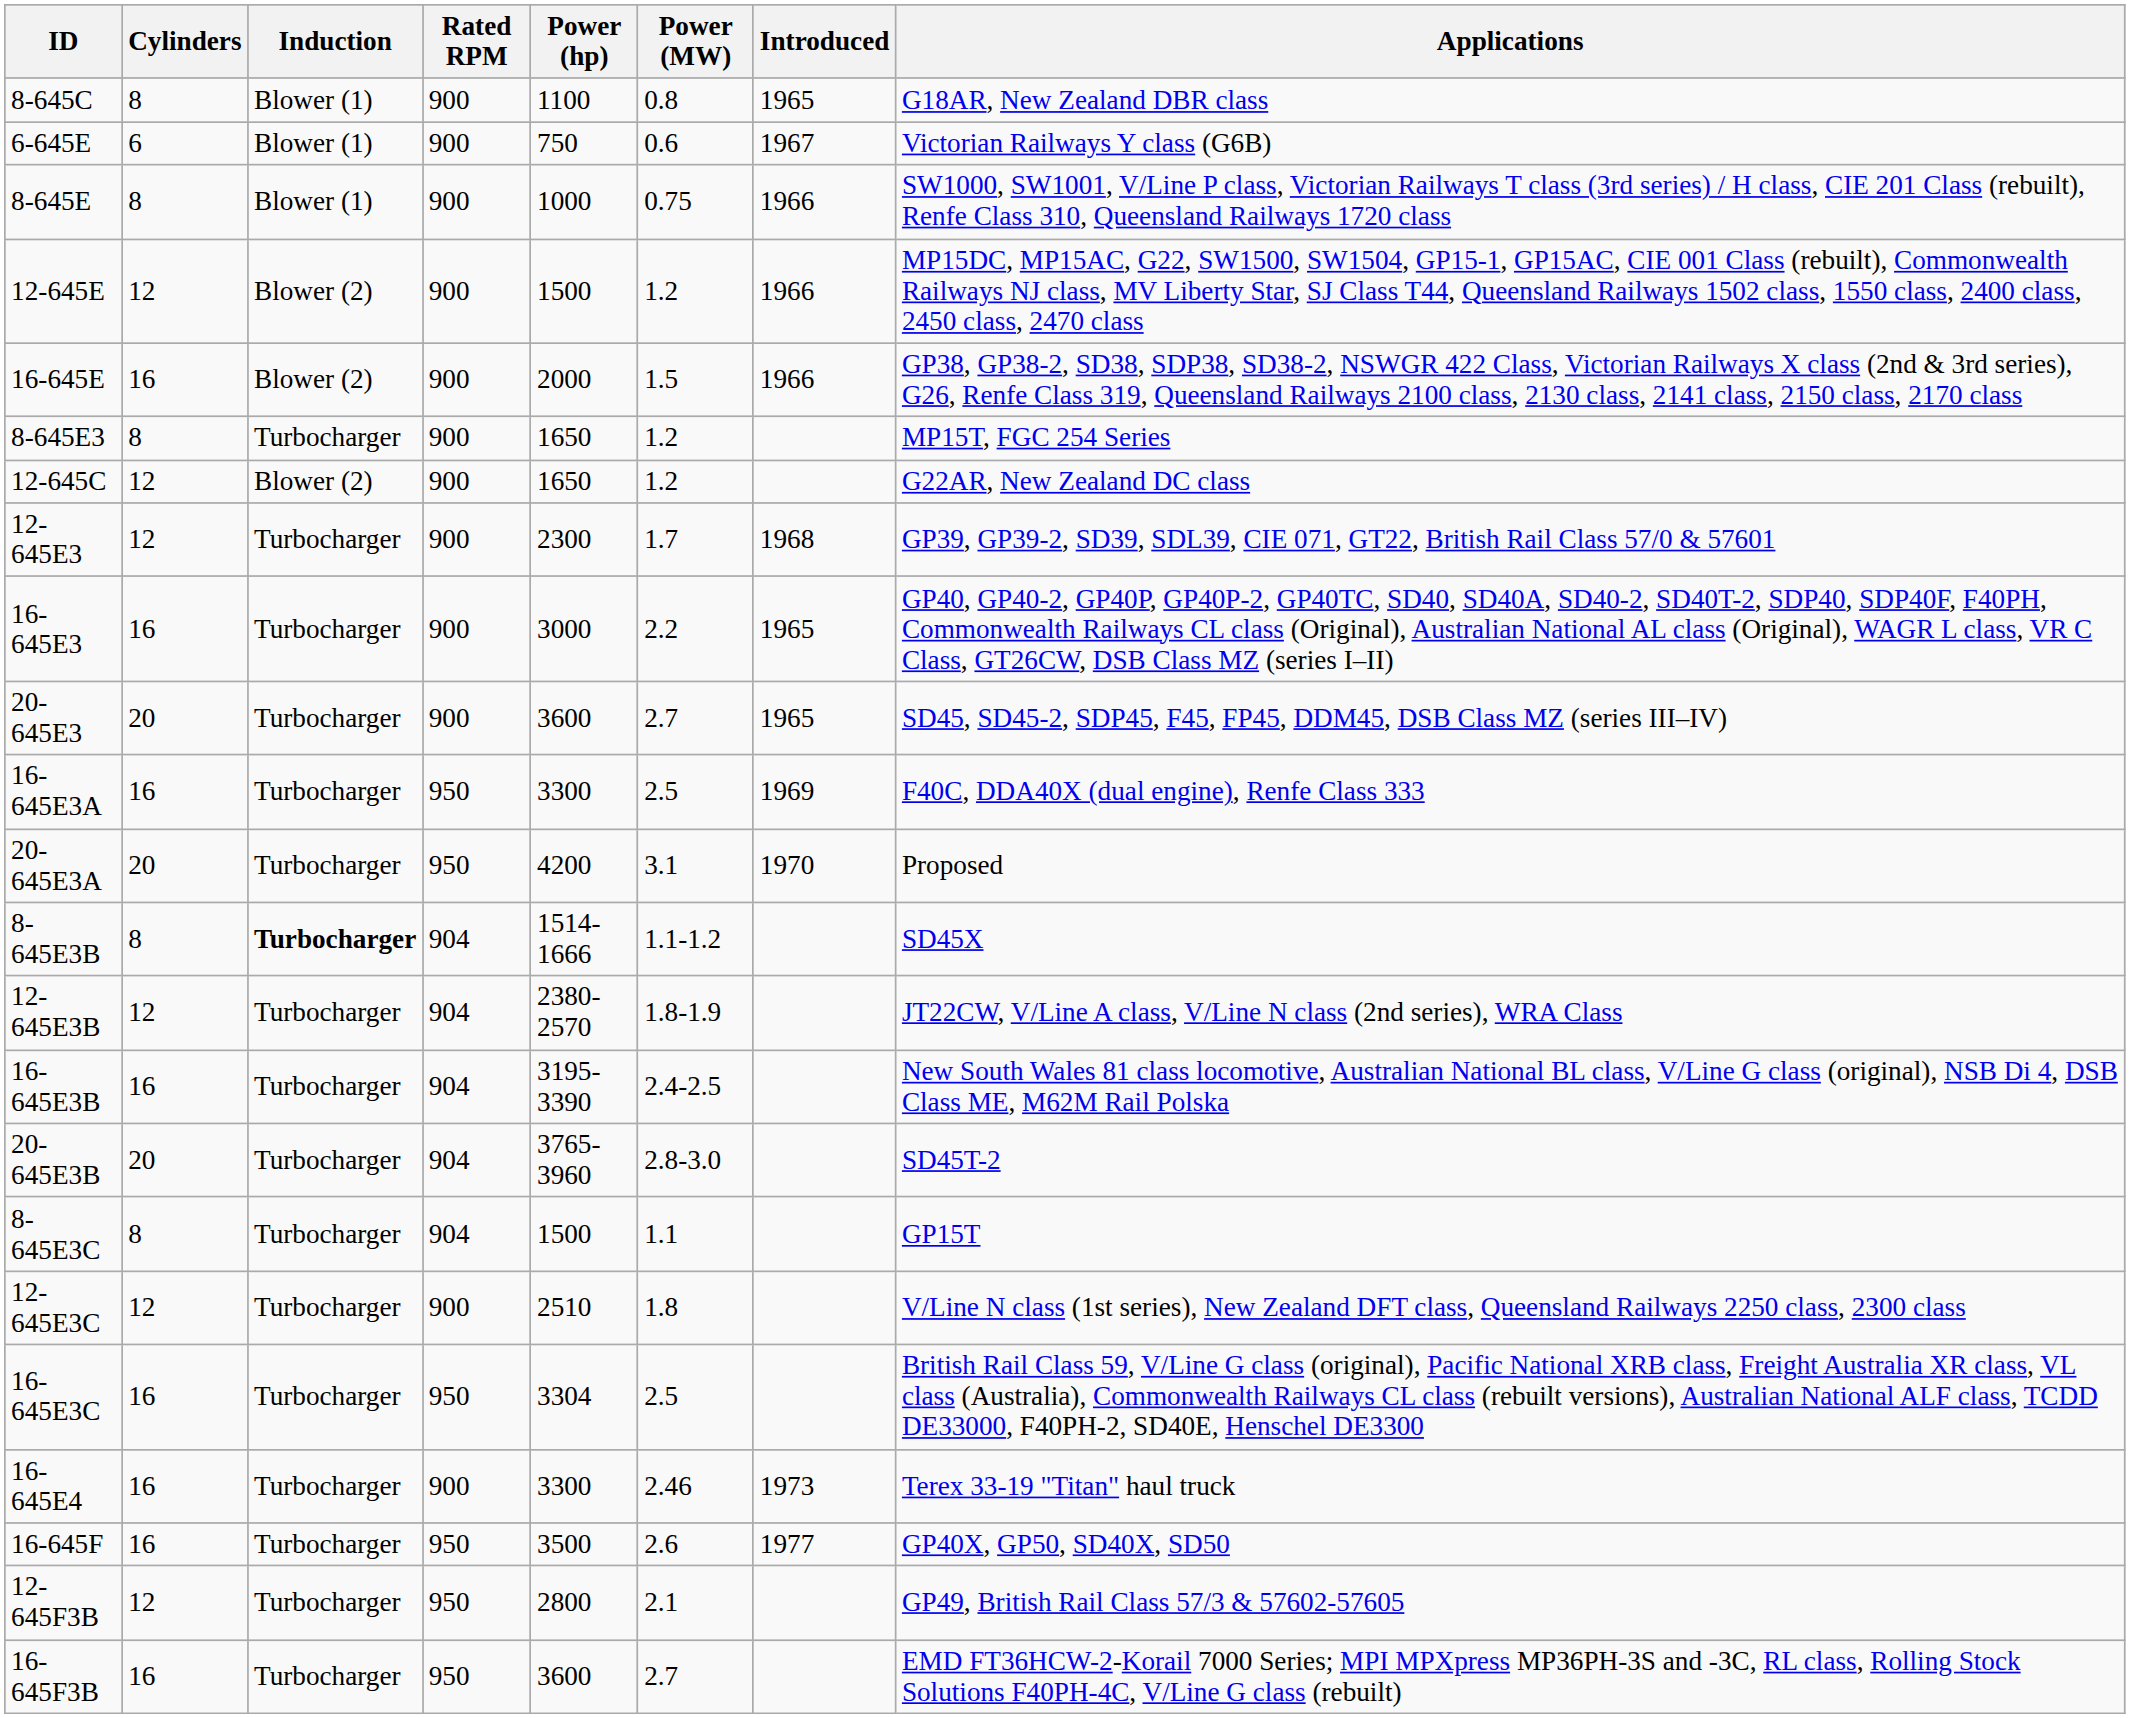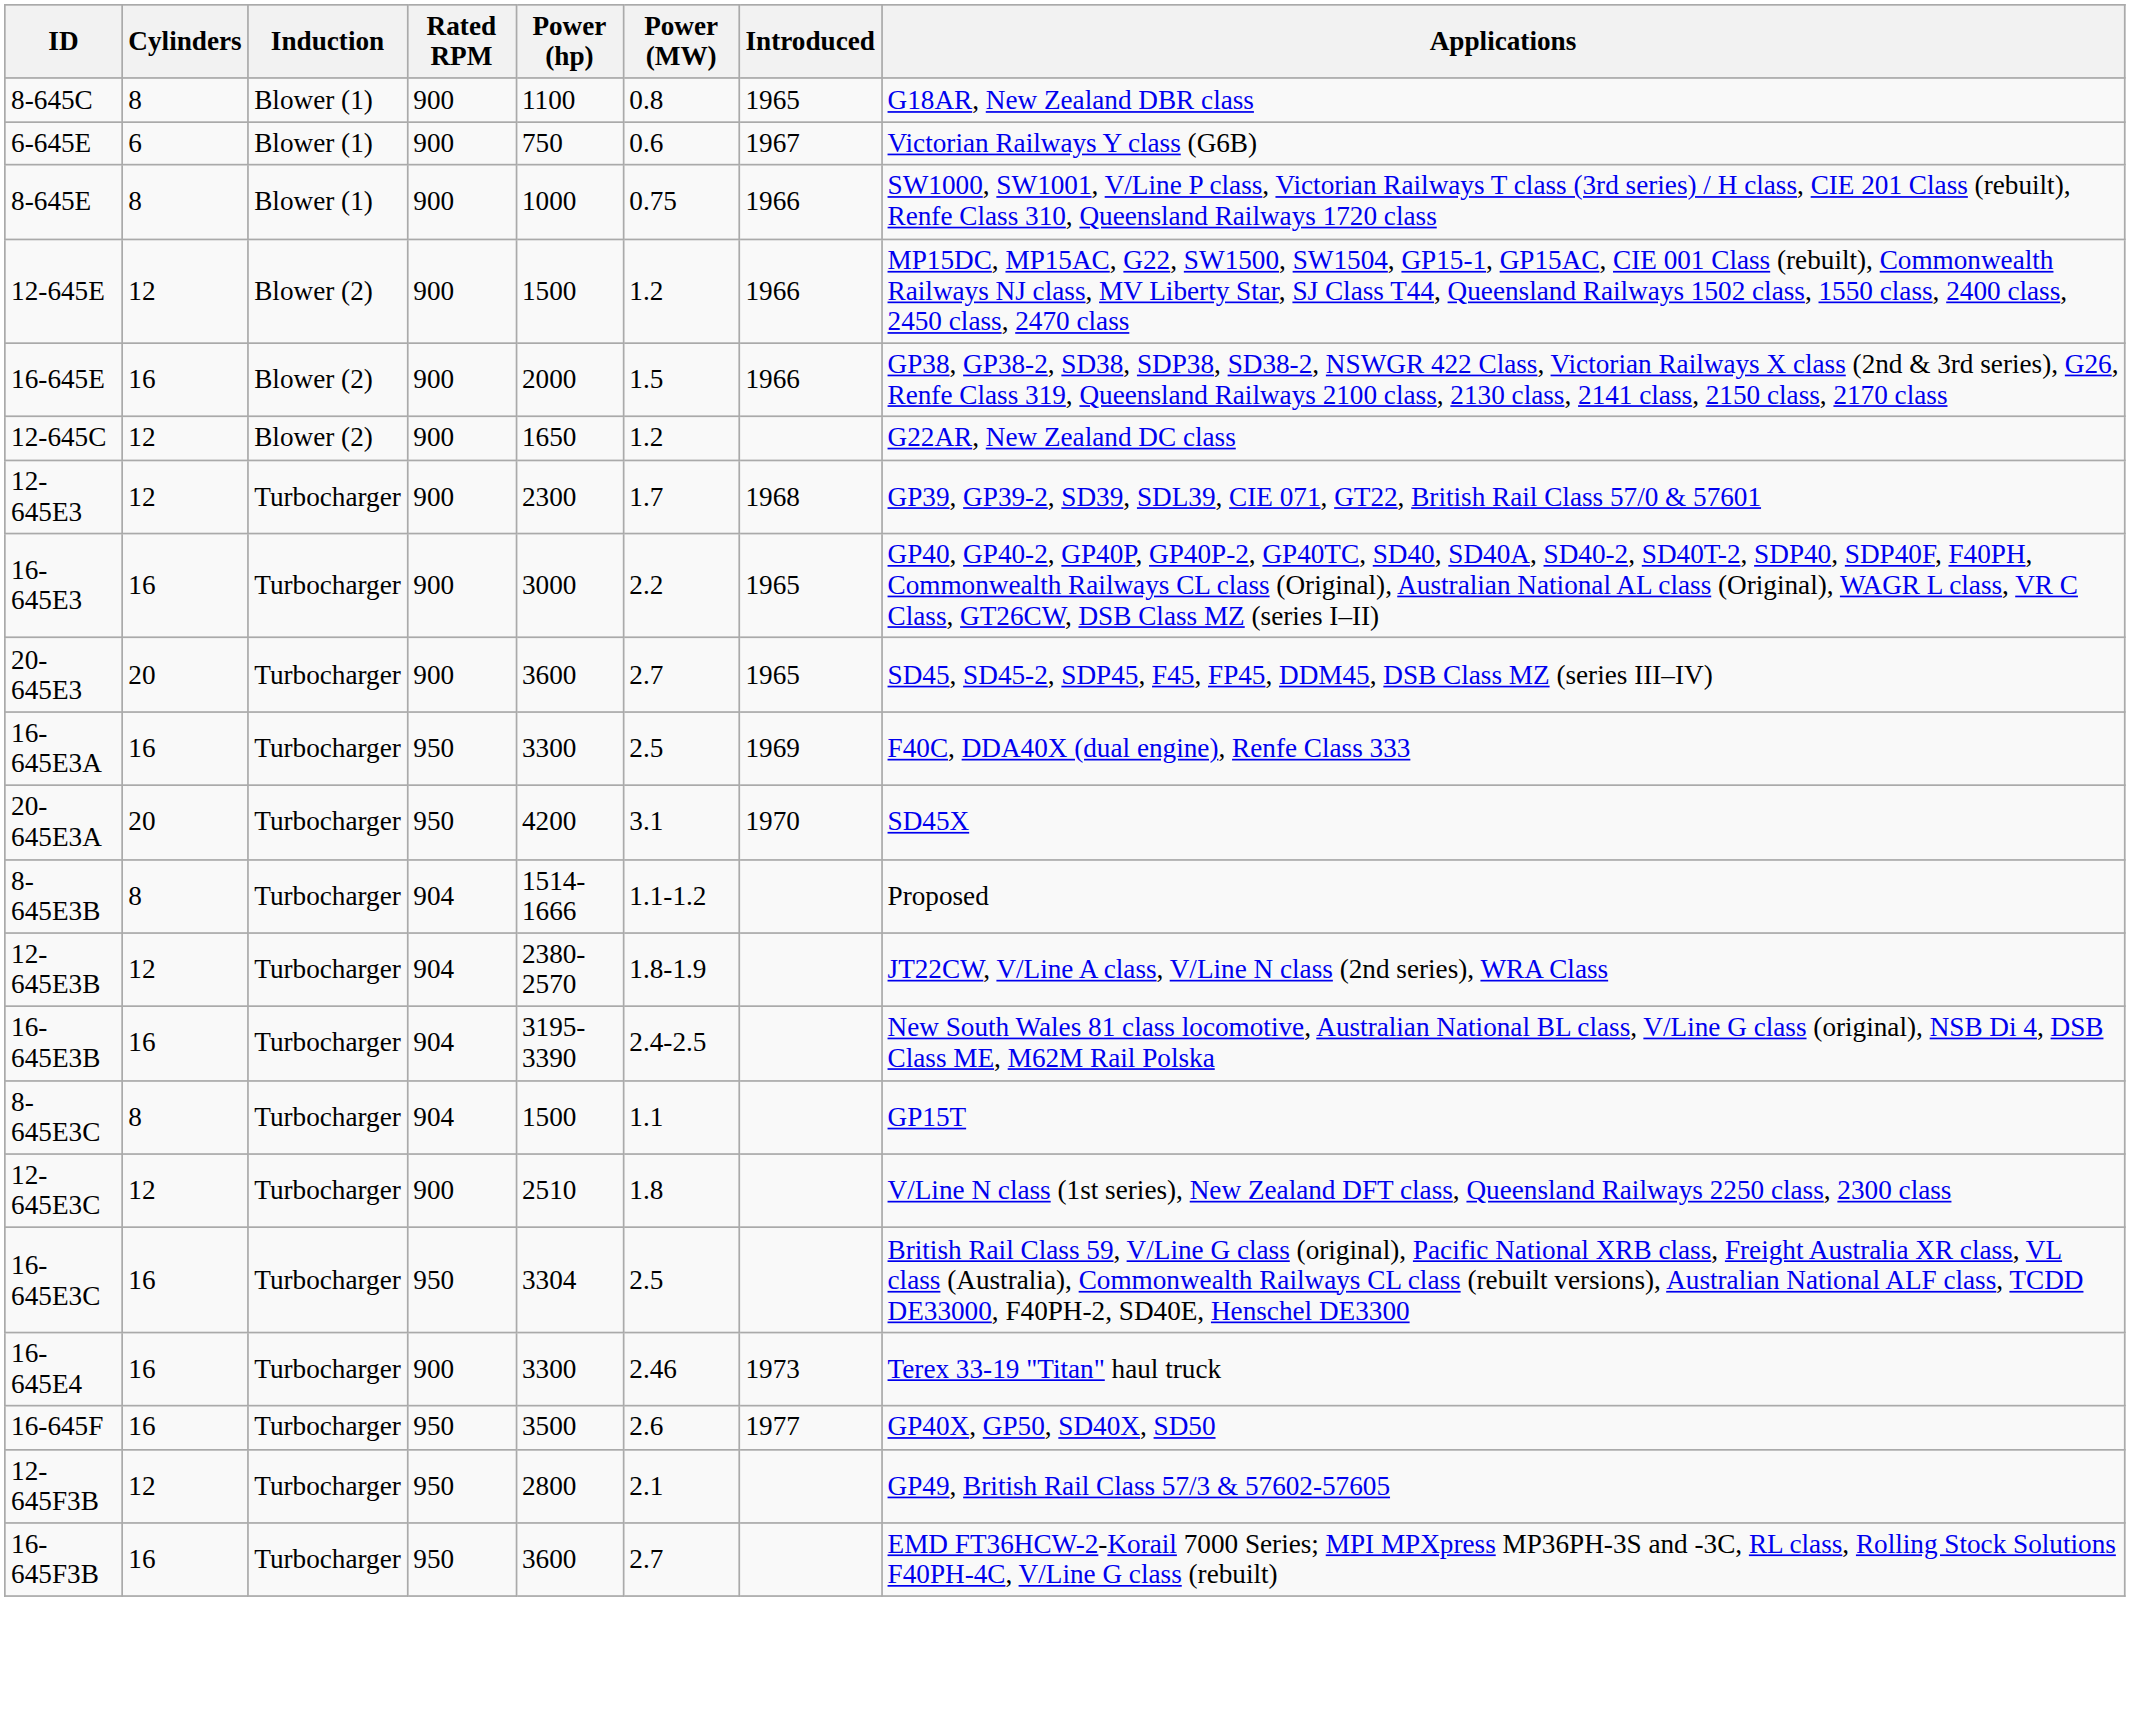- row: (58, 437)
(953, 865) Proposed -> (928, 821) SD45X
(335, 938) bold -> (328, 895) normal
(943, 938) SD45X -> (938, 895) Proposed
- row: (56, 1159)
